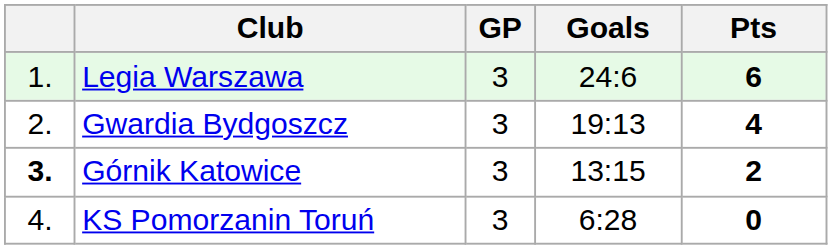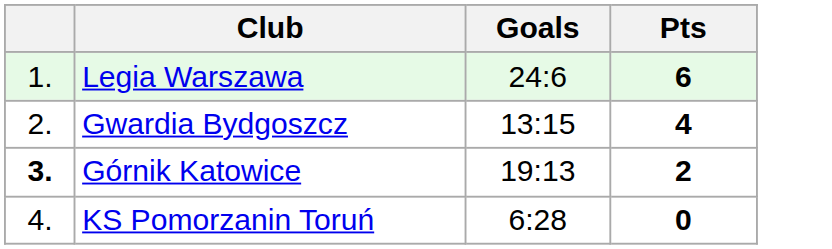- column: (500, 28)
(608, 123) 19:13 -> (538, 123) 13:15
(608, 171) 13:15 -> (538, 171) 19:13
